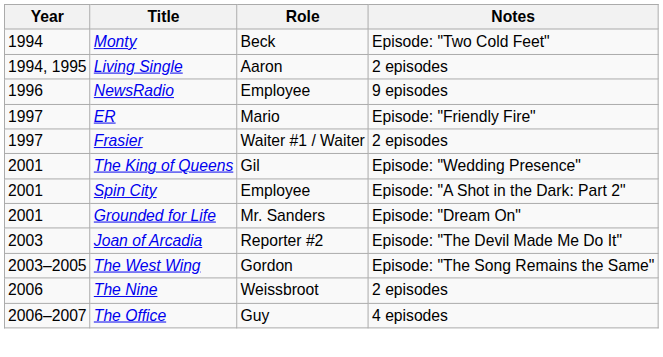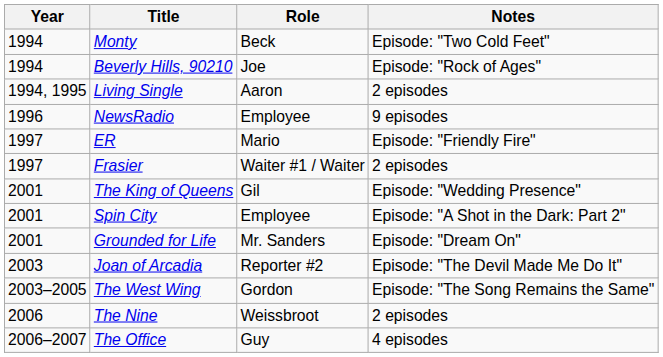+ row: (163, 66)
